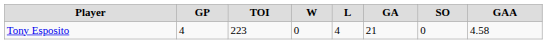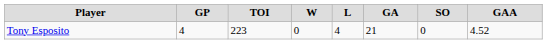(480, 30) 4.58 -> (480, 30) 4.52
